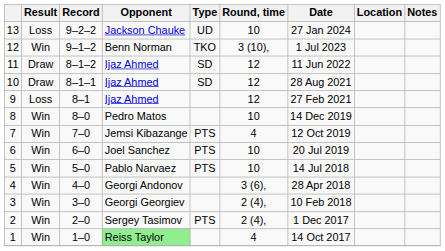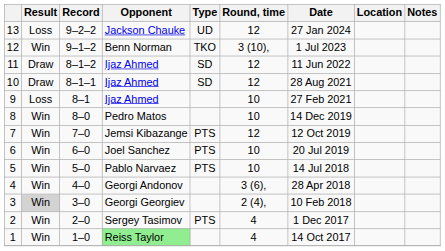(254, 30) 10 -> (254, 30) 12
(254, 99) 12 -> (254, 99) 10
(254, 133) 4 -> (254, 133) 12
(41, 202) no background -> (41, 202) lightgrey background
(254, 220) 2 (4), -> (254, 220) 4
